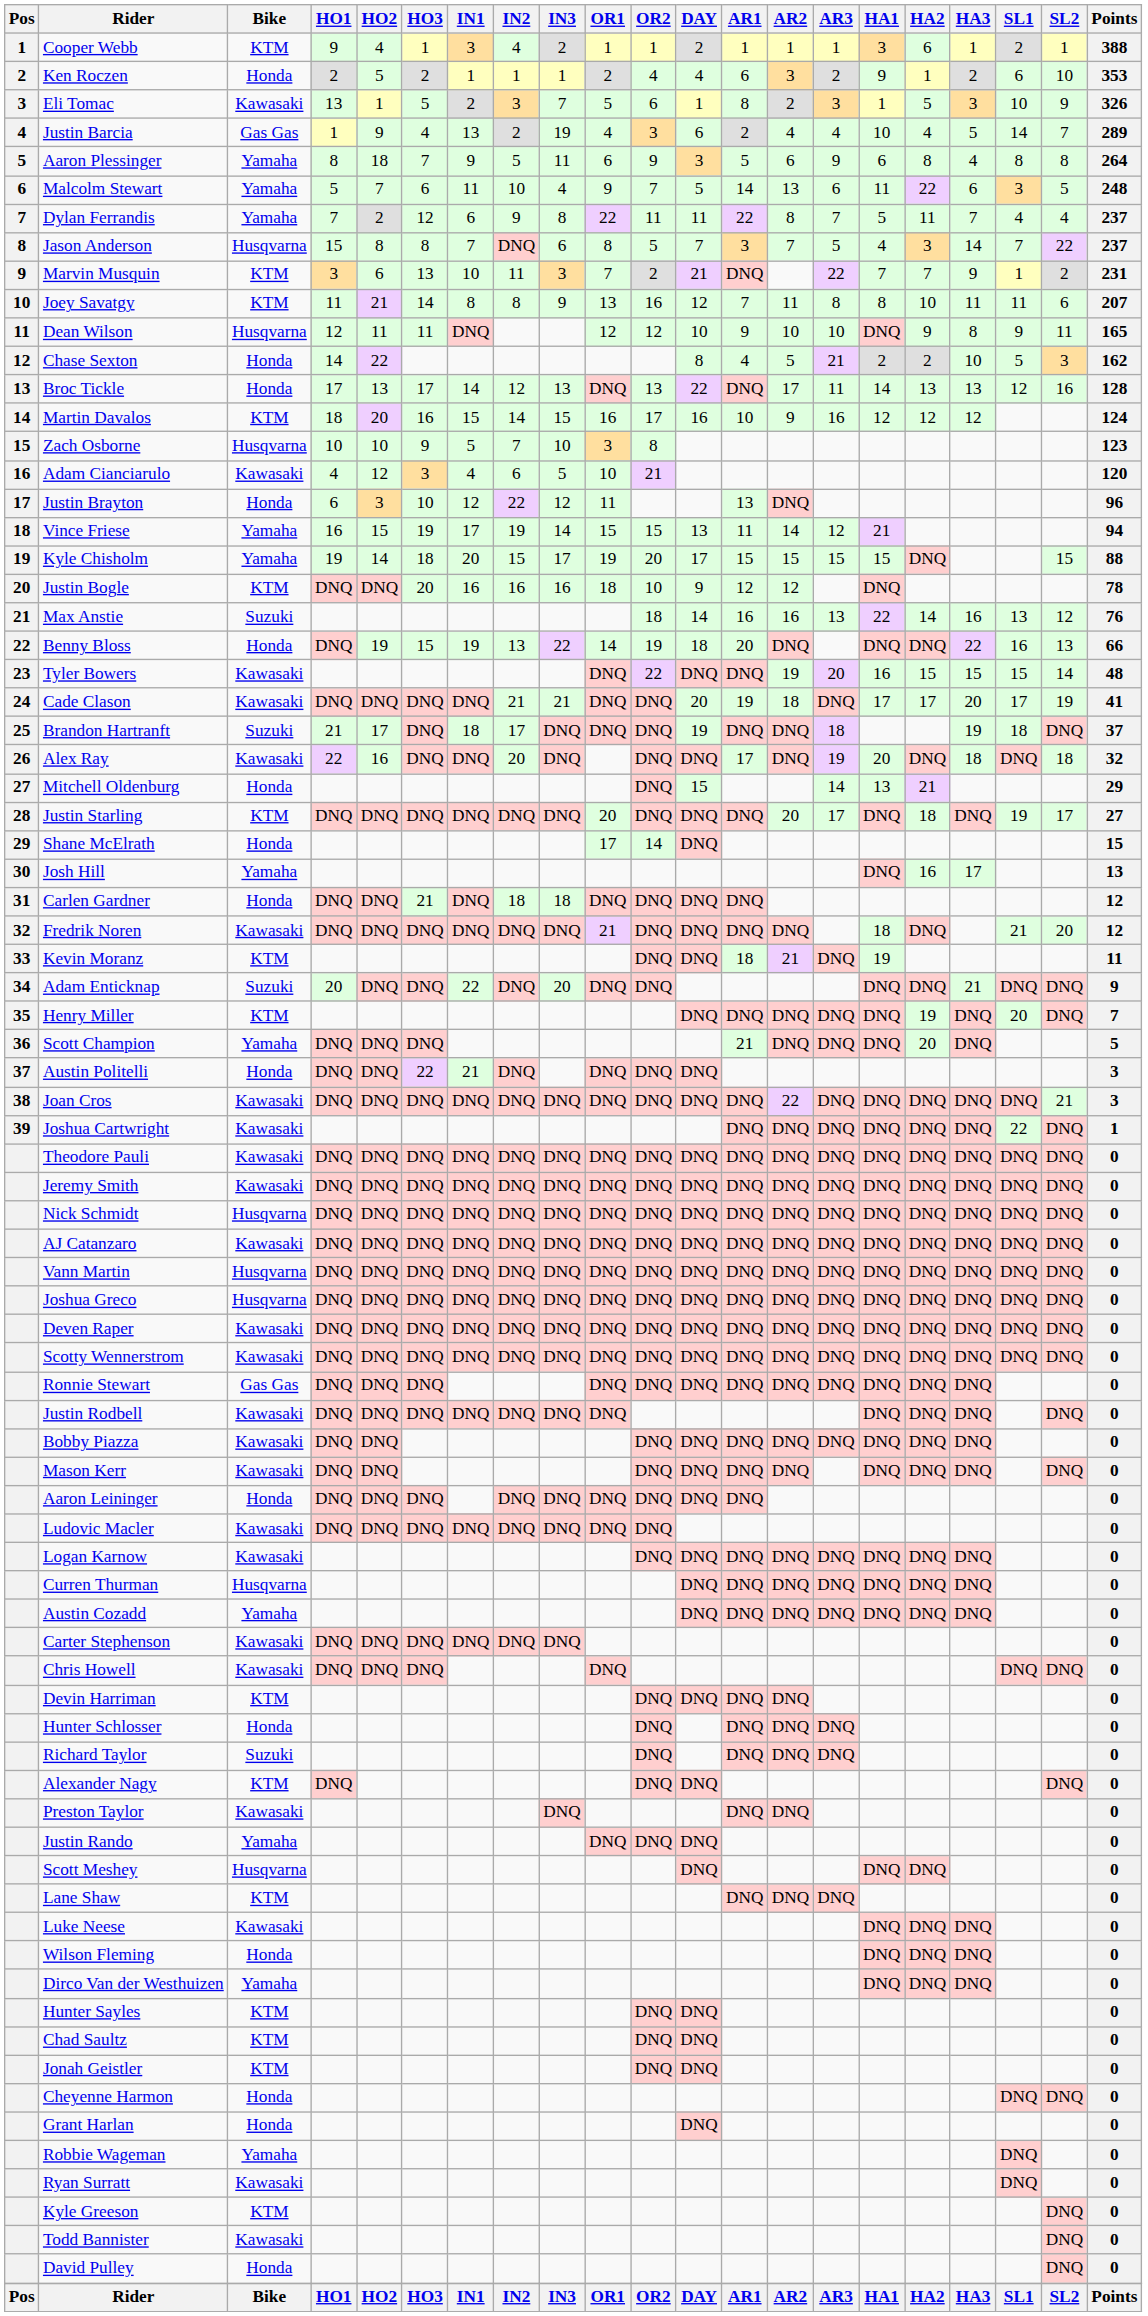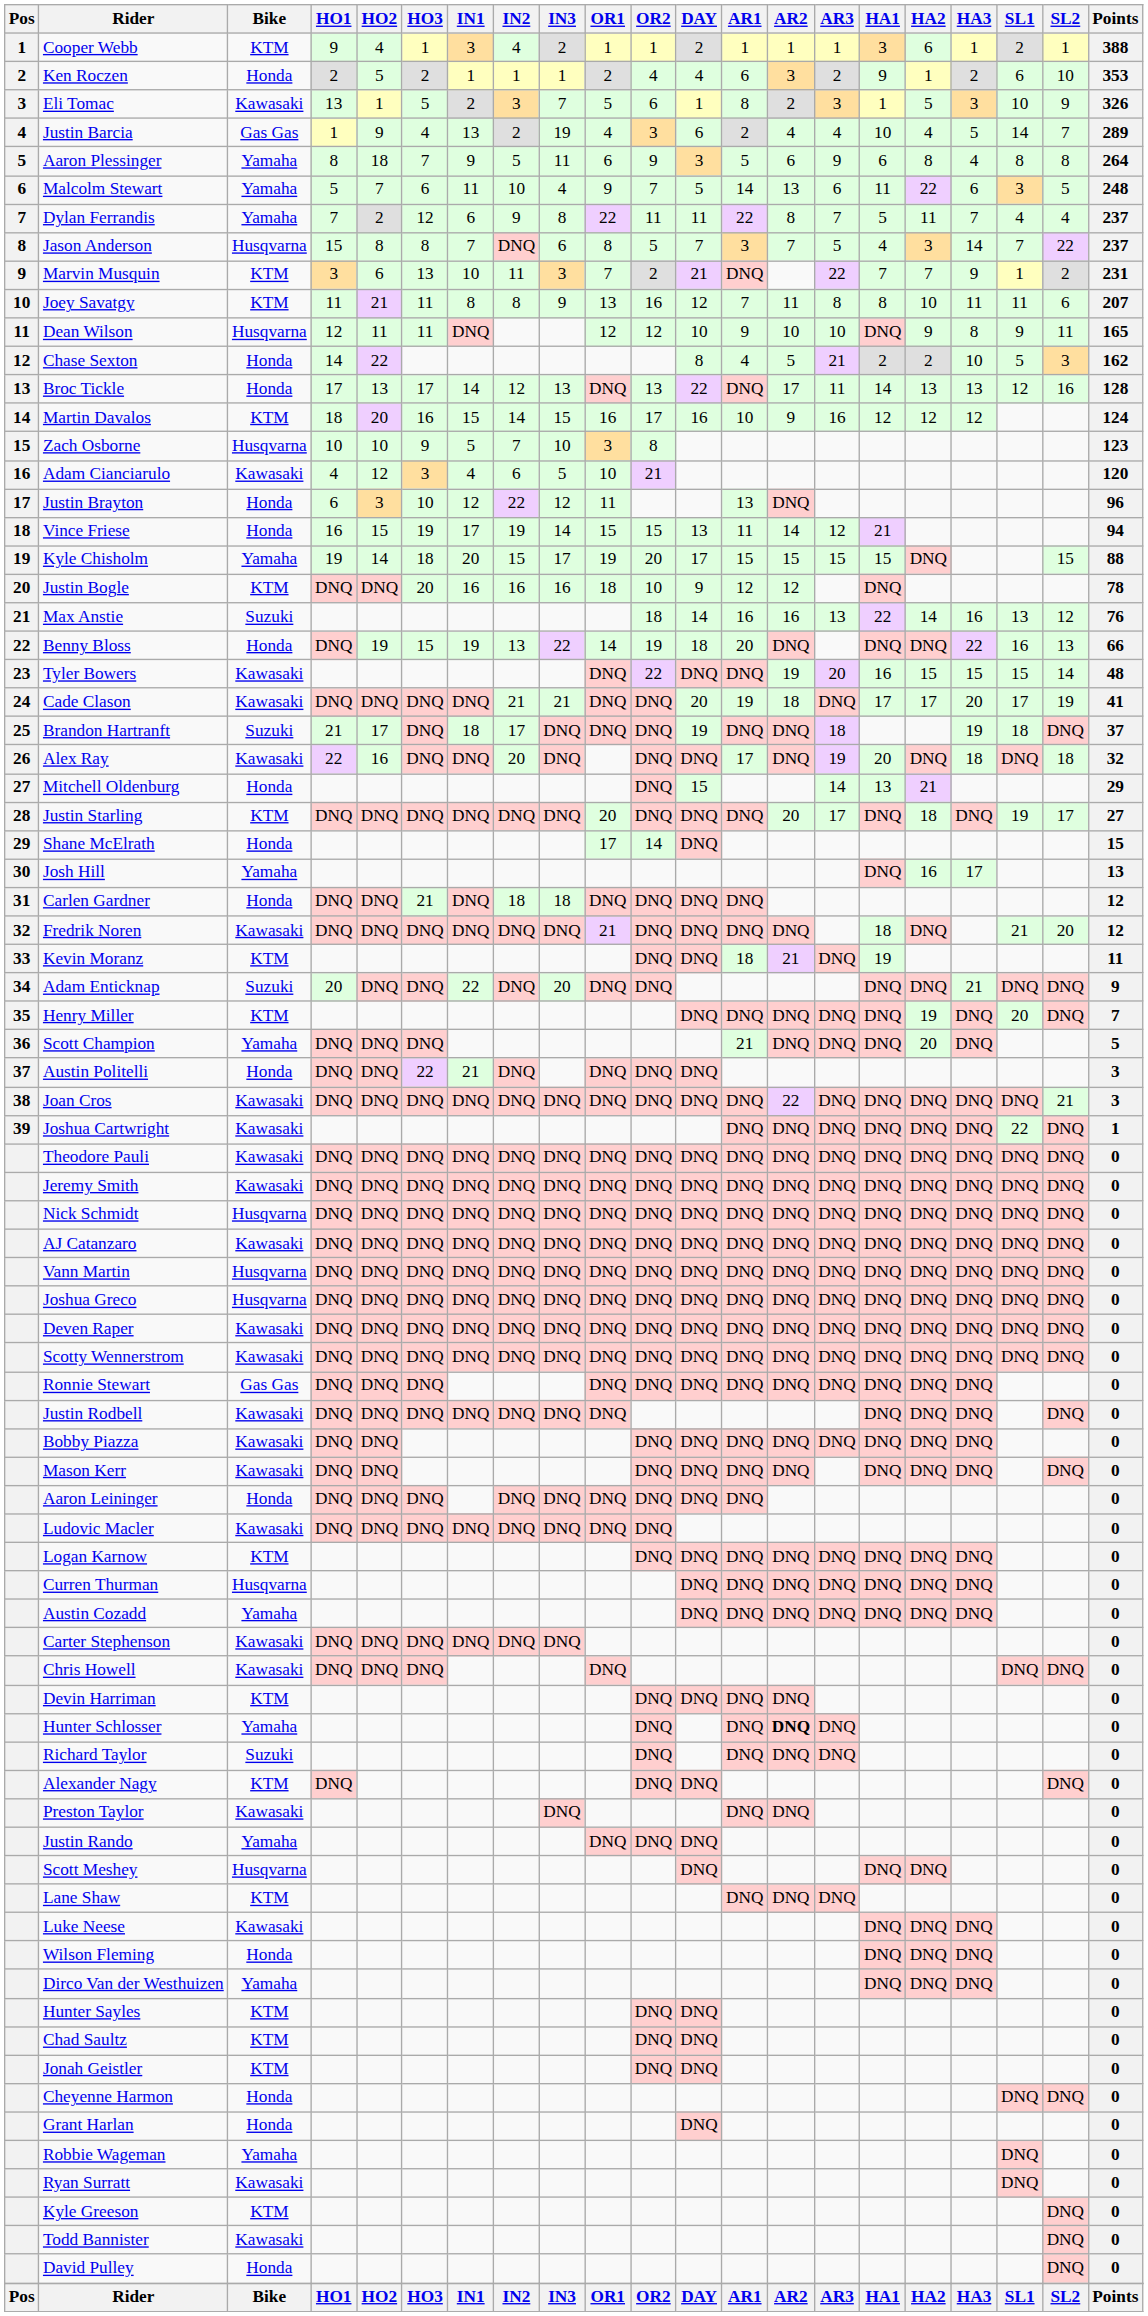(425, 303) 14 -> (425, 303) 11
(269, 531) Yamaha -> (269, 531) Honda
(269, 1556) Kawasaki -> (269, 1556) KTM
(269, 1727) Honda -> (269, 1727) Yamaha
(790, 1727) normal -> (791, 1727) bold
